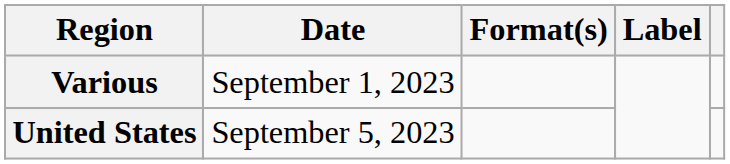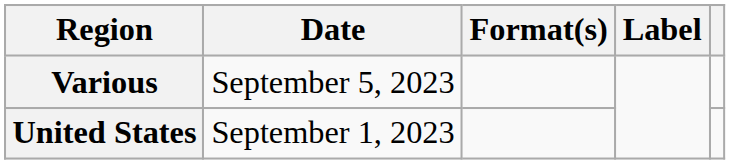(333, 81) September 1, 2023 -> (333, 81) September 5, 2023
(333, 132) September 5, 2023 -> (333, 132) September 1, 2023
